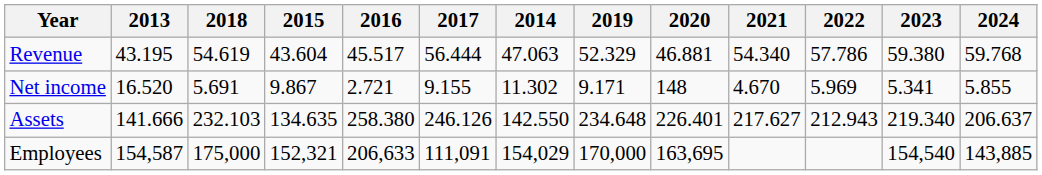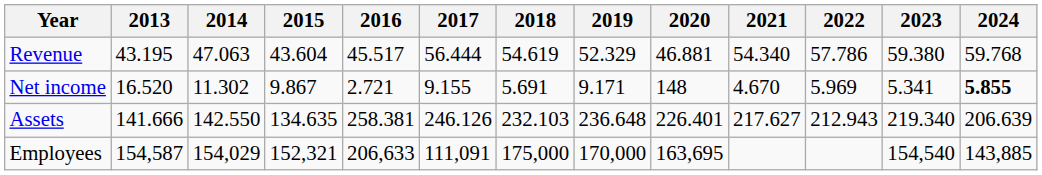columns swapped: (535, 20) <-> (226, 20)
(988, 86) normal -> (988, 86) bold
(381, 119) 258.380 -> (381, 119) 258.381
(612, 119) 234.648 -> (612, 119) 236.648
(998, 119) 206.637 -> (998, 119) 206.639
